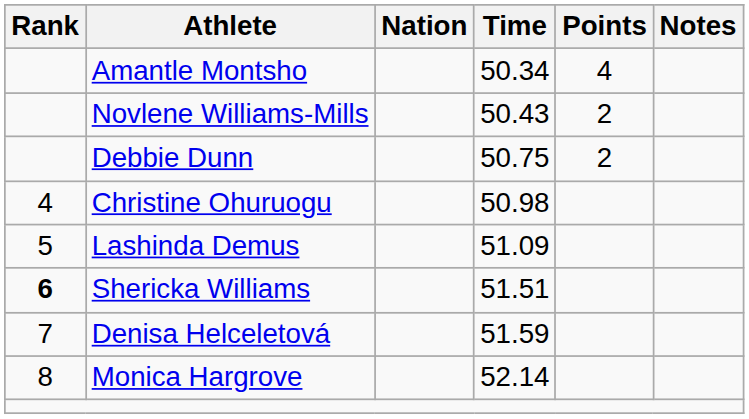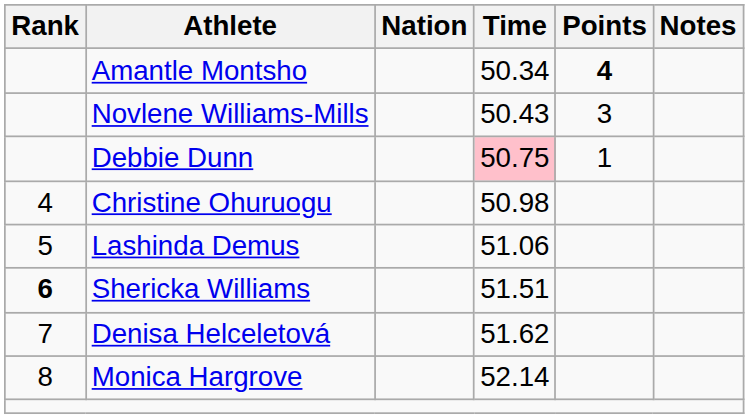(604, 70) normal -> (604, 70) bold
(604, 114) 2 -> (604, 114) 3
(515, 158) no background -> (515, 158) pink background
(604, 158) 2 -> (604, 158) 1
(515, 245) 51.09 -> (515, 245) 51.06
(515, 333) 51.59 -> (515, 333) 51.62
